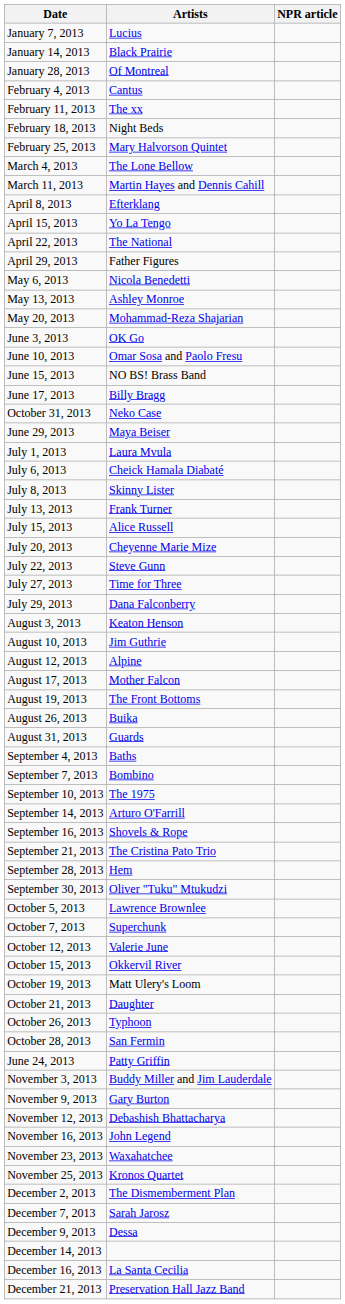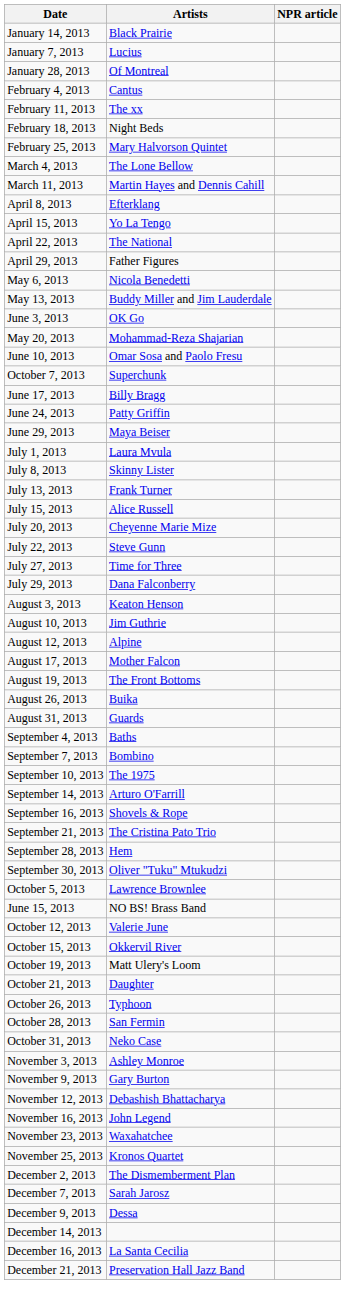rows swapped: (45, 33) <-> (48, 52)
(146, 299) Ashley Monroe -> (190, 299) Buddy Miller and Jim Lauderdale
rows swapped: (41, 318) <-> (38, 337)
rows swapped: (41, 375) <-> (46, 927)
rows swapped: (41, 1060) <-> (49, 413)
- row: (37, 470)
(190, 1079) Buddy Miller and Jim Lauderdale -> (146, 1060) Ashley Monroe
